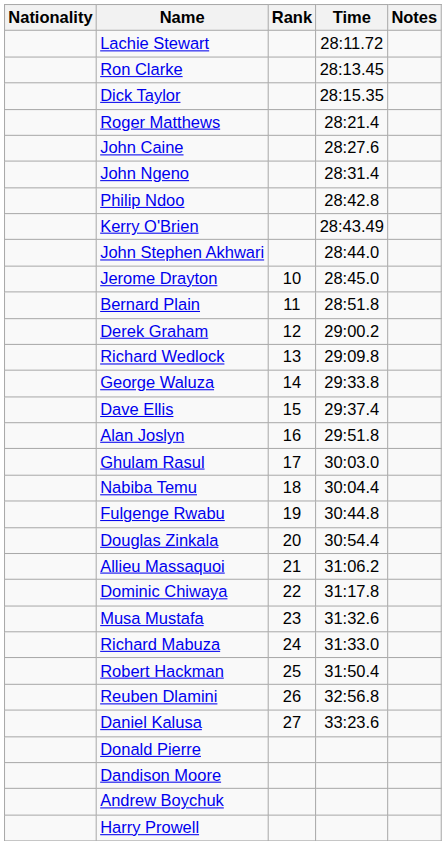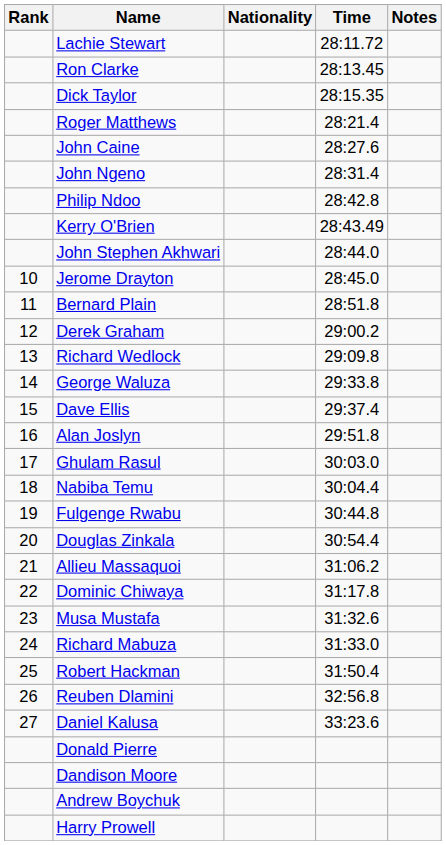columns swapped: (292, 17) <-> (50, 17)
